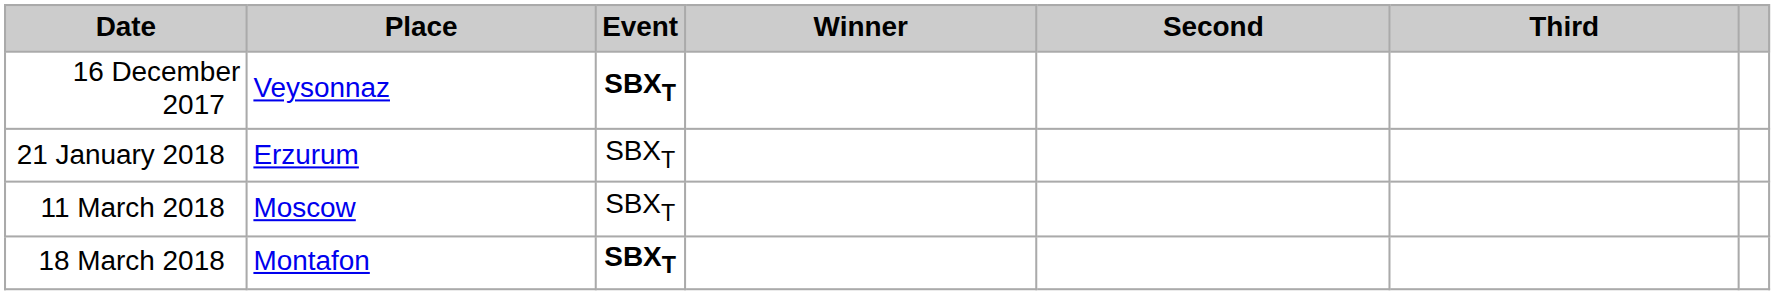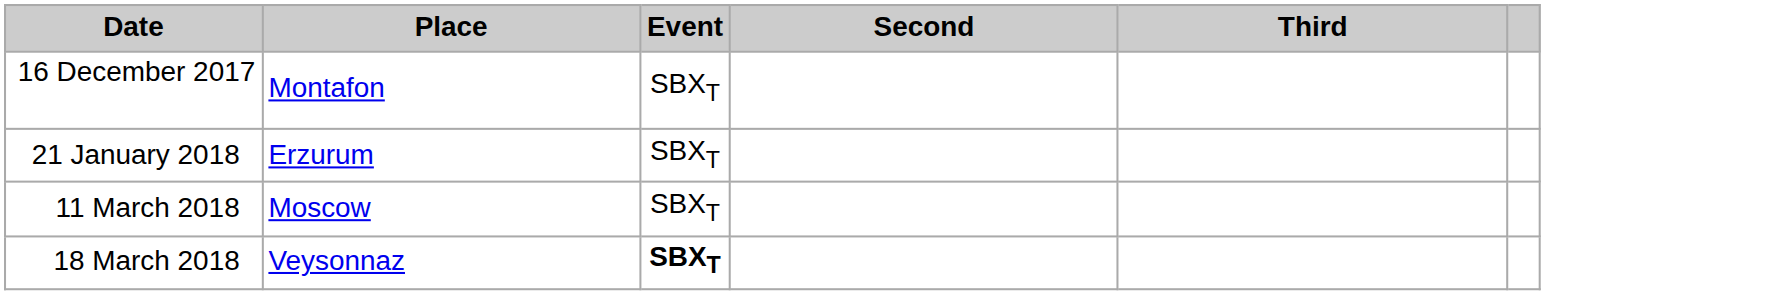- column: (861, 27)
(322, 89) Veysonnaz -> (327, 89) Montafon
(640, 87) bold -> (685, 87) normal
(312, 261) Montafon -> (337, 261) Veysonnaz
